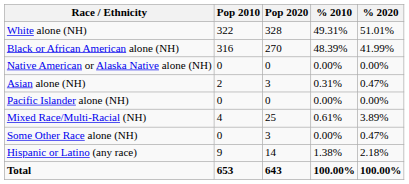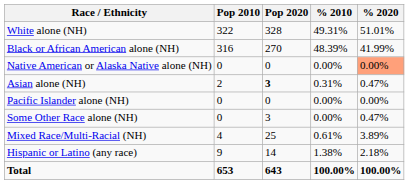(374, 65) no background -> (374, 65) lightsalmon background
(268, 83) normal -> (268, 83) bold
rows swapped: (72, 135) <-> (76, 118)
